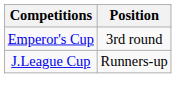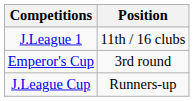+ row: (51, 38)
